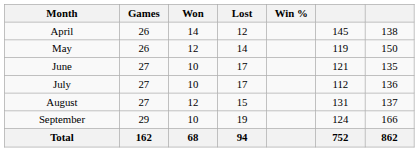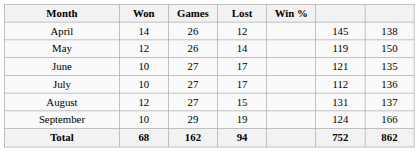columns swapped: (144, 13) <-> (193, 13)
